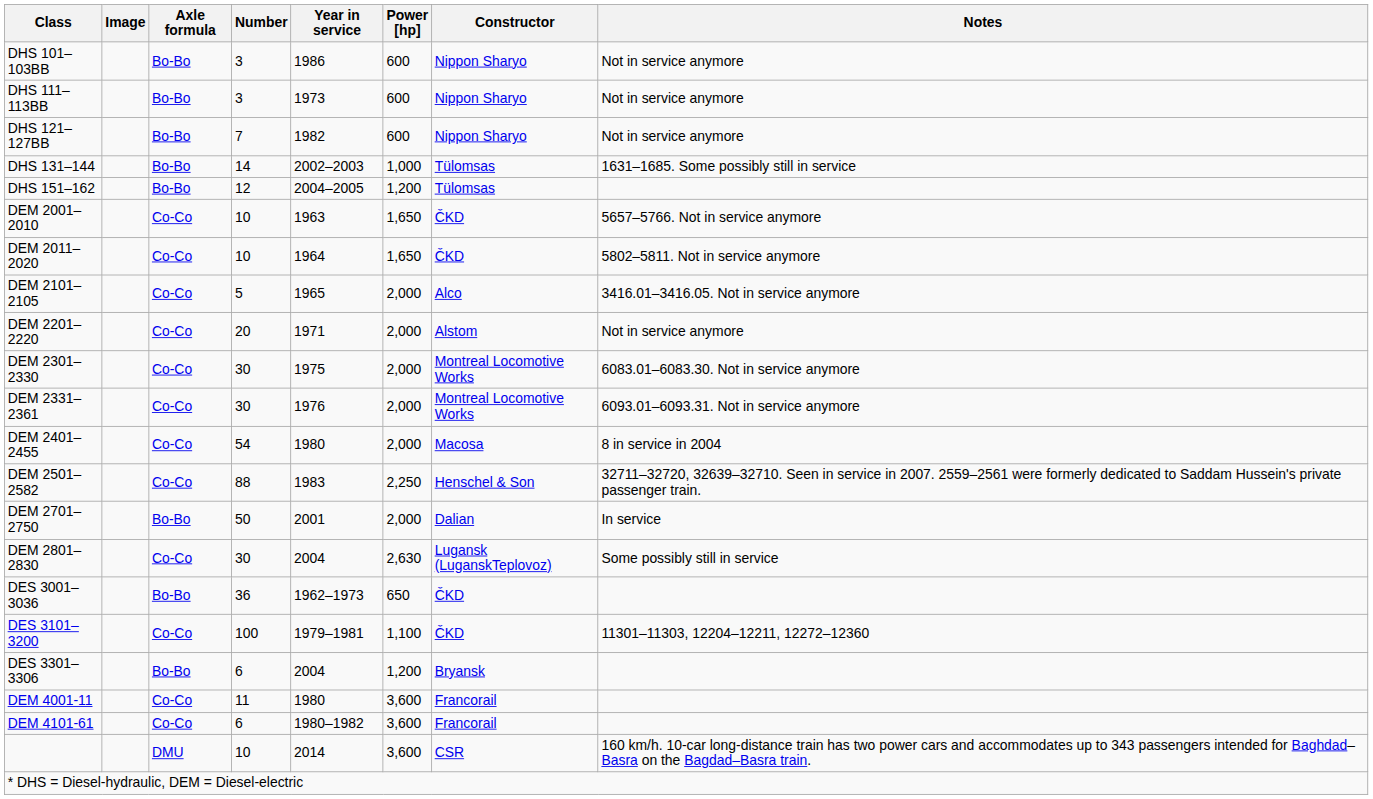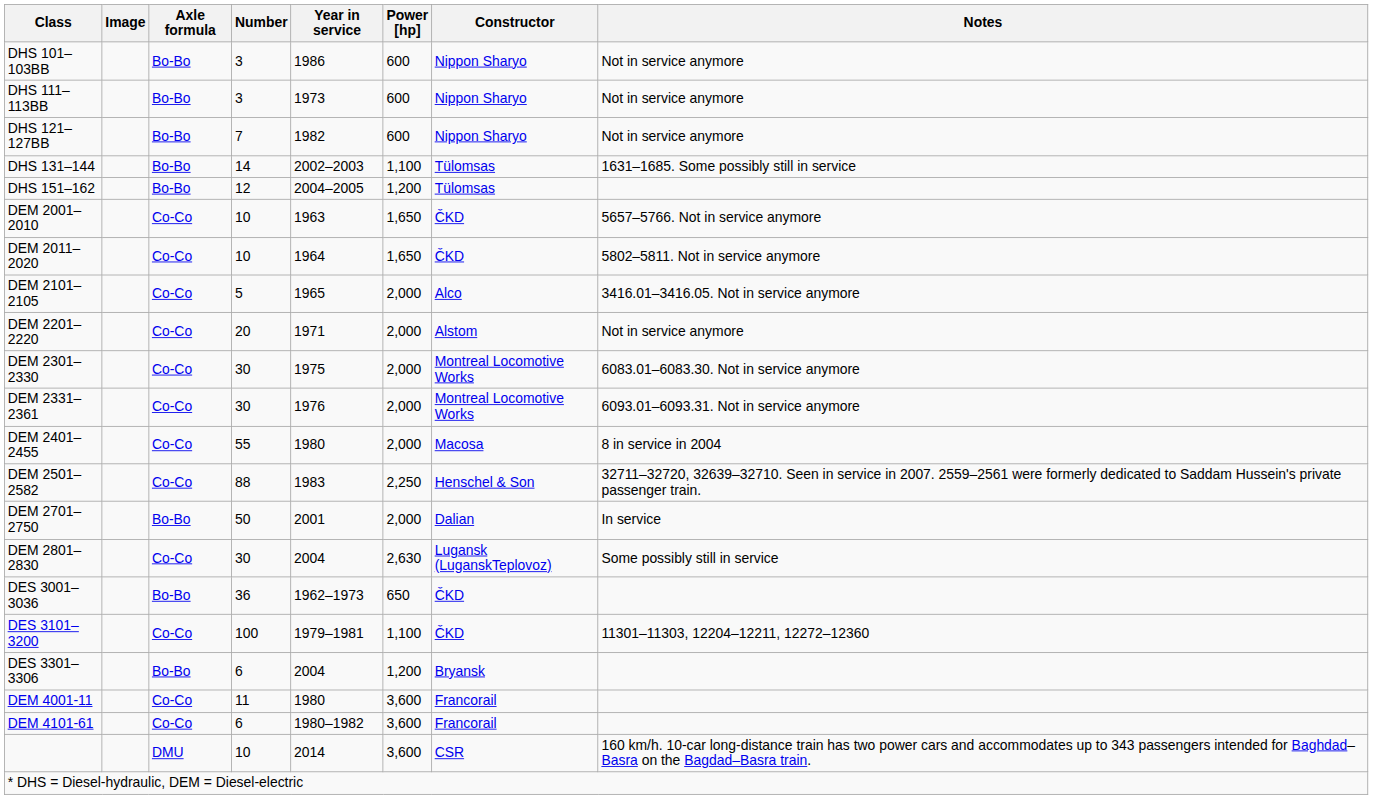(404, 166) 1,000 -> (404, 166) 1,100
(243, 444) 54 -> (243, 444) 55
